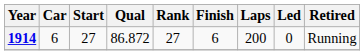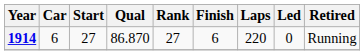(130, 38) 86.872 -> (130, 38) 86.870
(256, 38) 200 -> (256, 38) 220
